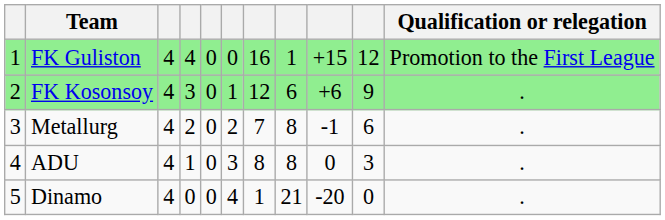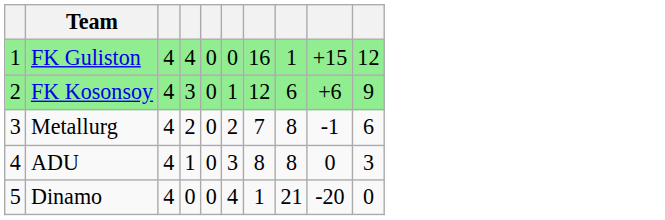- column: (522, 22)
